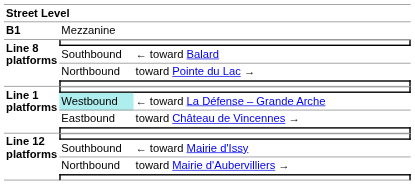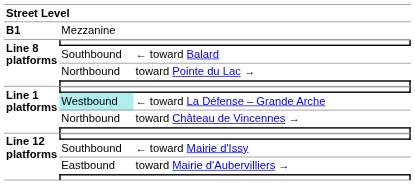(88, 118) Eastbound -> (91, 118) Northbound
(91, 165) Northbound -> (88, 165) Eastbound
